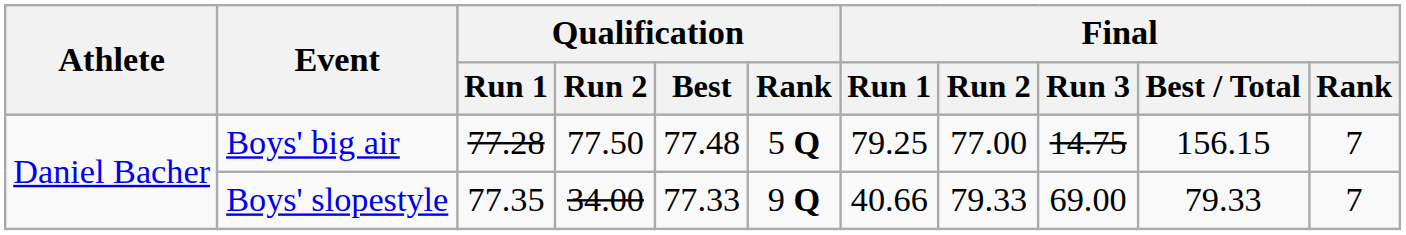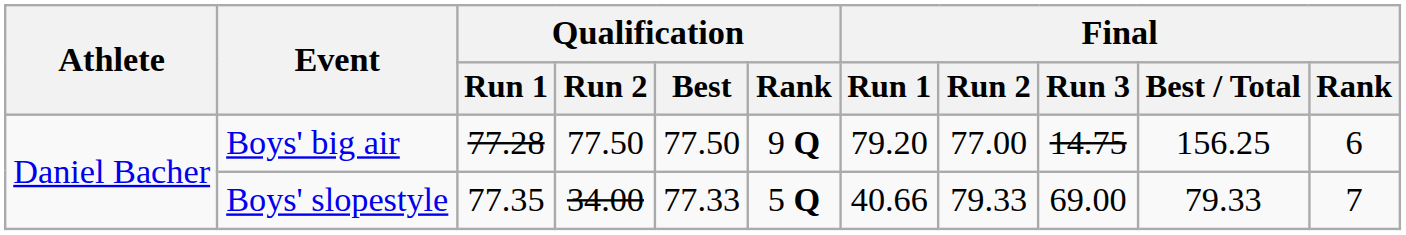(702, 143) 77.48 -> (702, 143) 77.50
(794, 143) 5 Q -> (794, 143) 9 Q
(889, 143) 79.25 -> (889, 143) 79.20
(1223, 143) 156.15 -> (1223, 143) 156.25
(1354, 143) 7 -> (1354, 143) 6
(794, 199) 9 Q -> (794, 199) 5 Q
